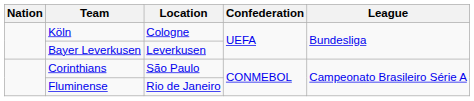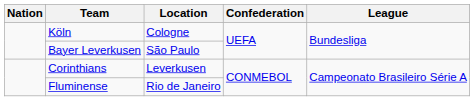(176, 50) Leverkusen -> (173, 50) São Paulo
(173, 68) São Paulo -> (176, 68) Leverkusen
